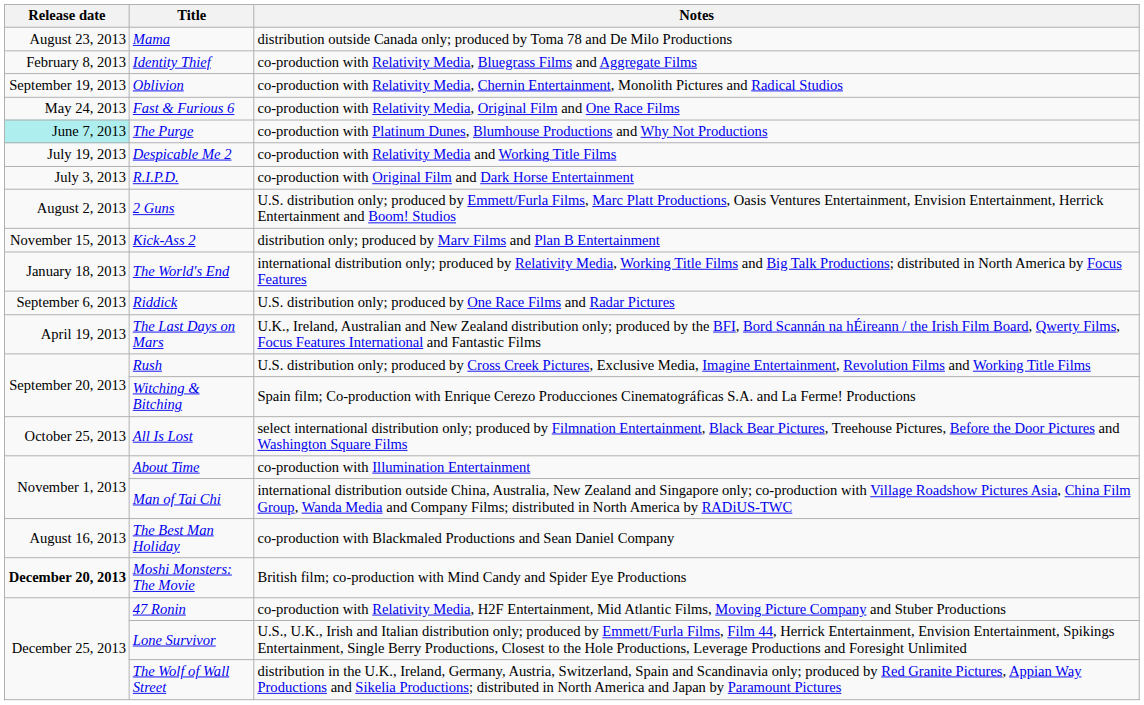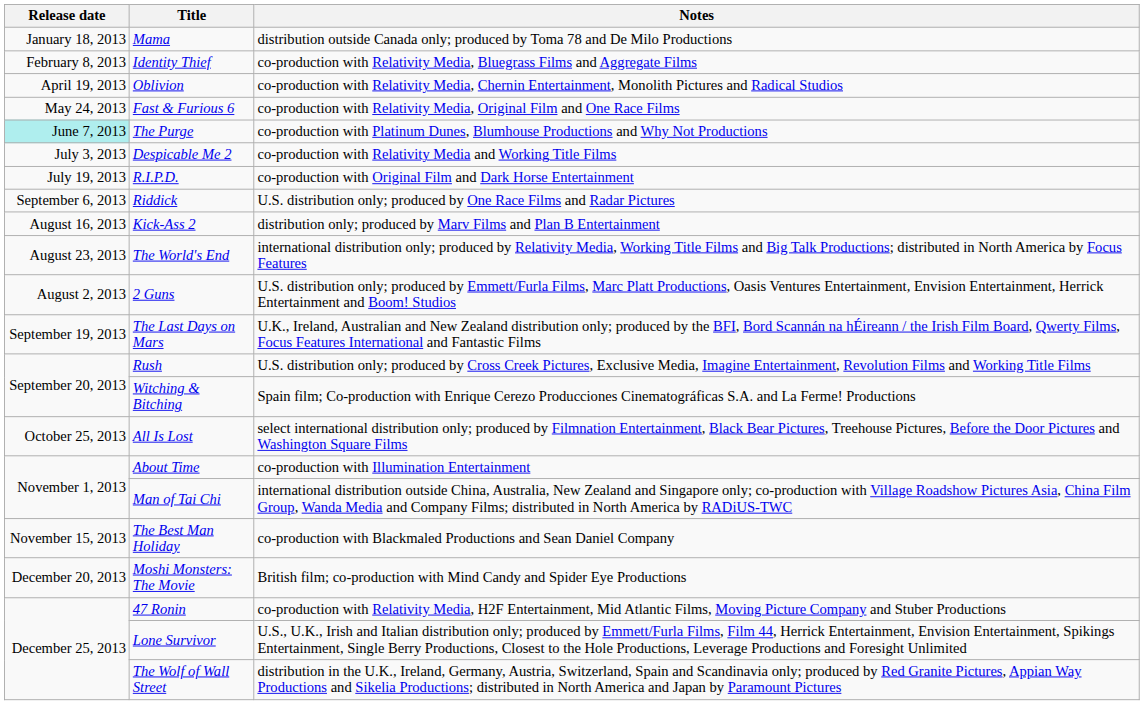(78, 39) August 23, 2013 -> (76, 39) January 18, 2013
(68, 85) September 19, 2013 -> (83, 85) April 19, 2013
(87, 154) July 19, 2013 -> (90, 154) July 3, 2013
(90, 177) July 3, 2013 -> (87, 177) July 19, 2013
rows swapped: (154, 208) <-> (155, 302)
(68, 240) November 15, 2013 -> (78, 223) August 16, 2013
(76, 271) January 18, 2013 -> (78, 255) August 23, 2013
(83, 334) April 19, 2013 -> (68, 334) September 19, 2013
(78, 538) August 16, 2013 -> (68, 538) November 15, 2013
(67, 577) bold -> (69, 577) normal
